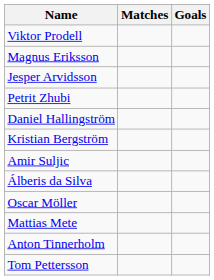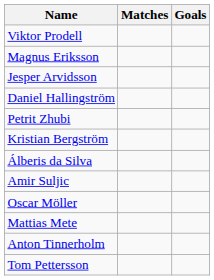rows swapped: (39, 98) <-> (61, 118)
rows swapped: (50, 181) <-> (38, 160)
